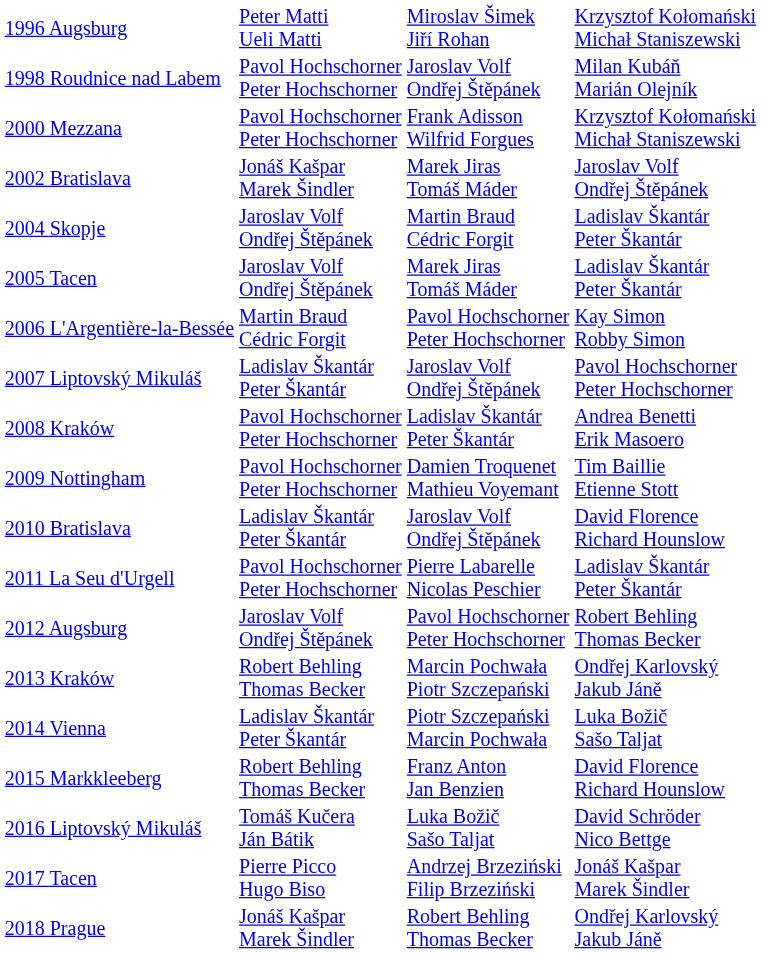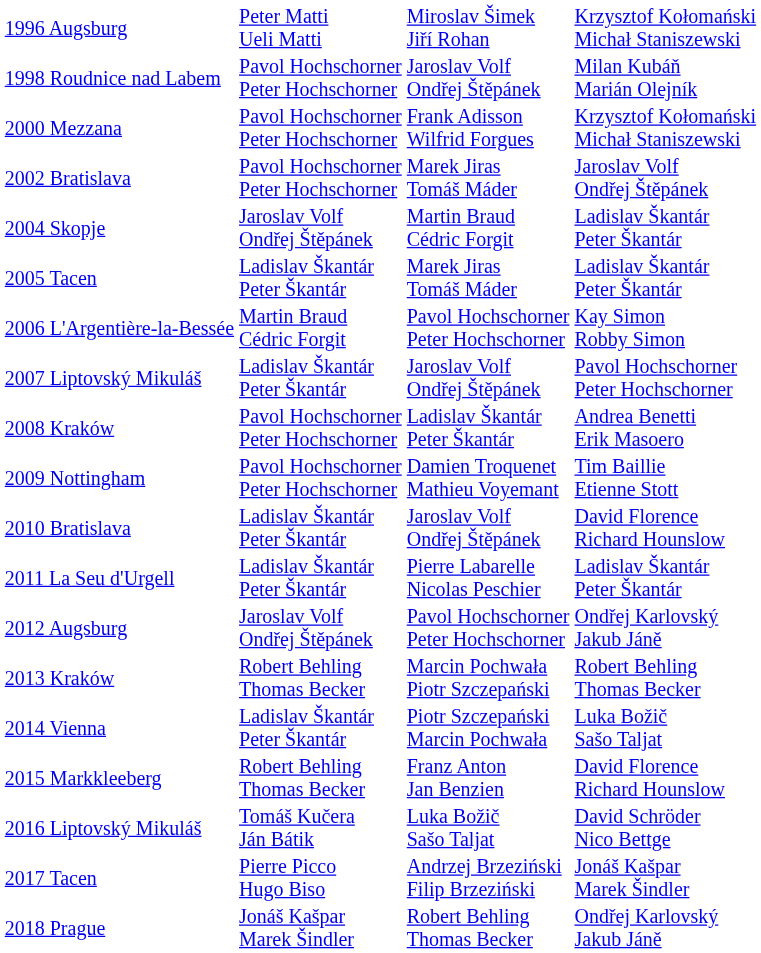(296, 178) Jonáš Kašpar Marek Šindler -> (320, 178) Pavol Hochschorner Peter Hochschorner
(306, 278) Jaroslav Volf Ondřej Štěpánek -> (306, 278) Ladislav Škantár Peter Škantár
(320, 578) Pavol Hochschorner Peter Hochschorner -> (306, 578) Ladislav Škantár Peter Škantár
(638, 628) Robert Behling Thomas Becker -> (646, 628) Ondřej Karlovský Jakub Jáně
(646, 678) Ondřej Karlovský Jakub Jáně -> (638, 678) Robert Behling Thomas Becker
